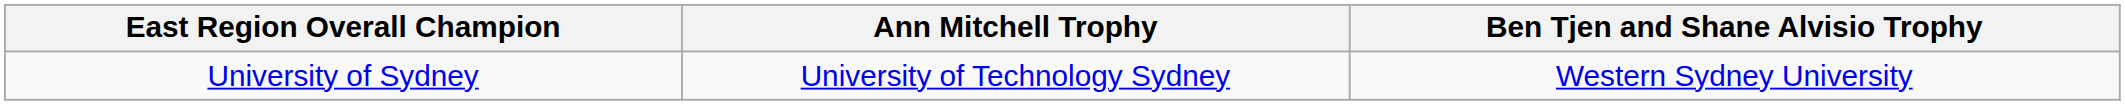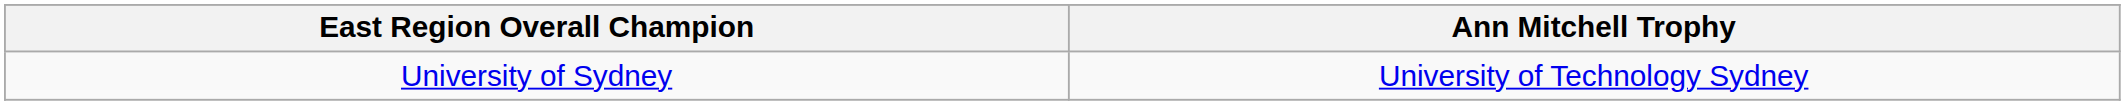- column: (1734, 28)
